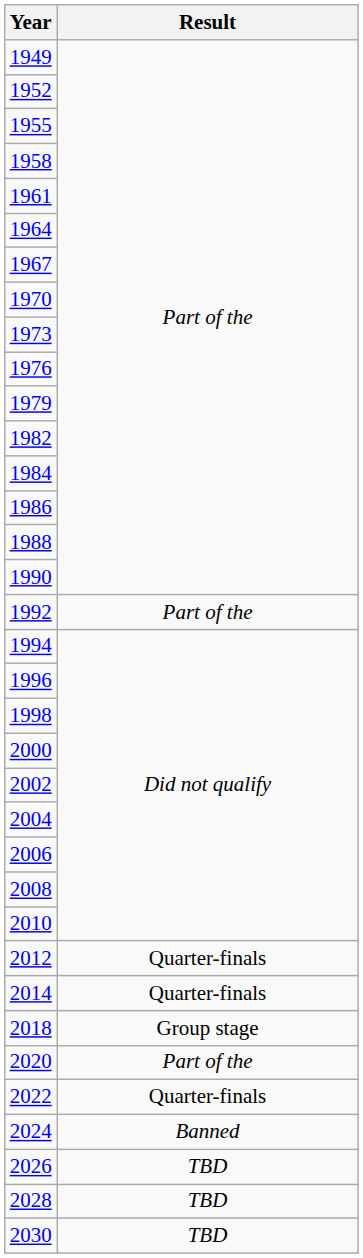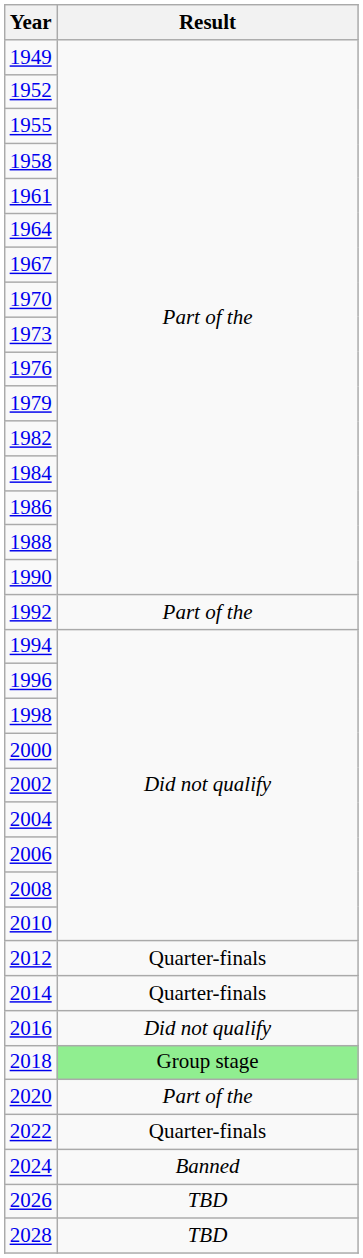+ row: (31, 1027)
(208, 1027) no background -> (208, 1062) lightgreen background
- row: (31, 1235)
